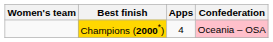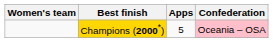(181, 29) 4 -> (181, 29) 5
